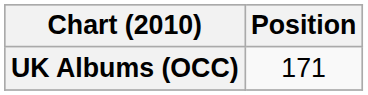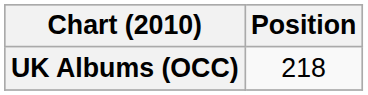(304, 68) 171 -> (304, 68) 218
